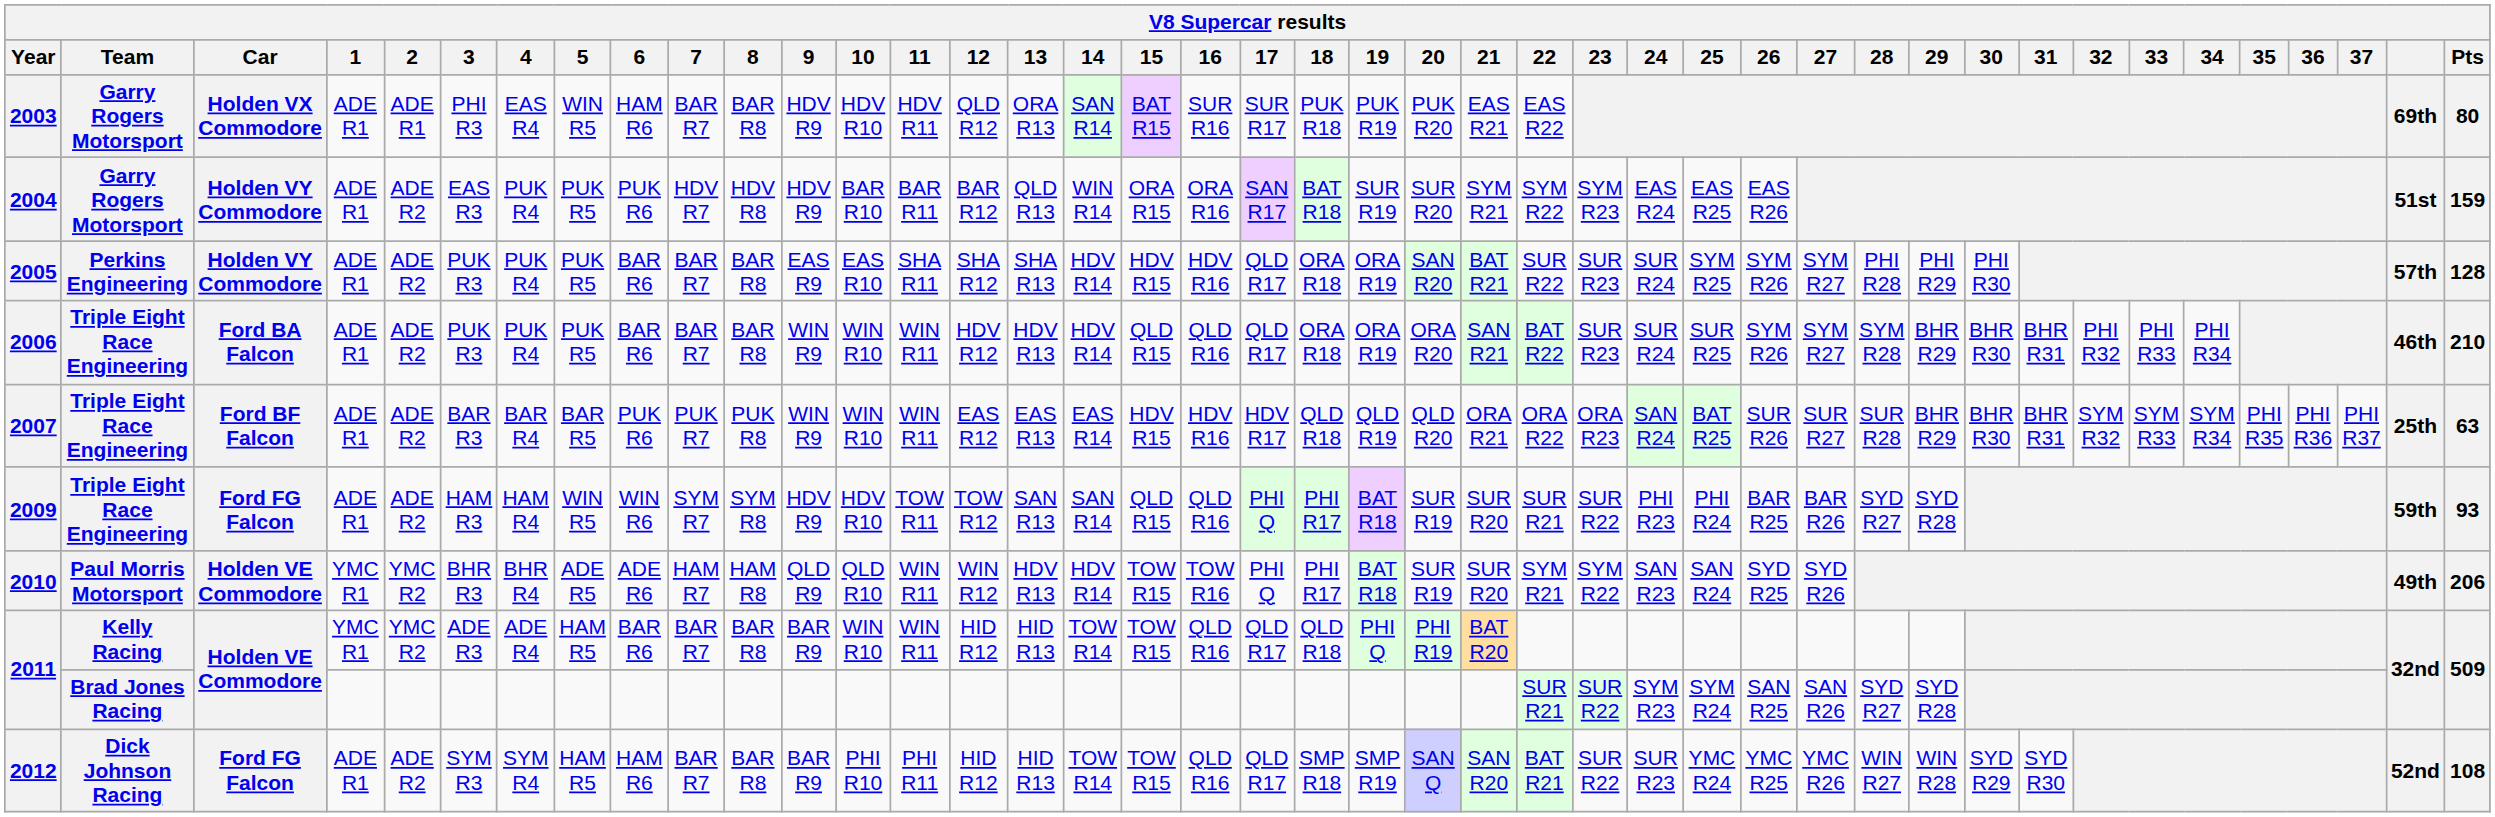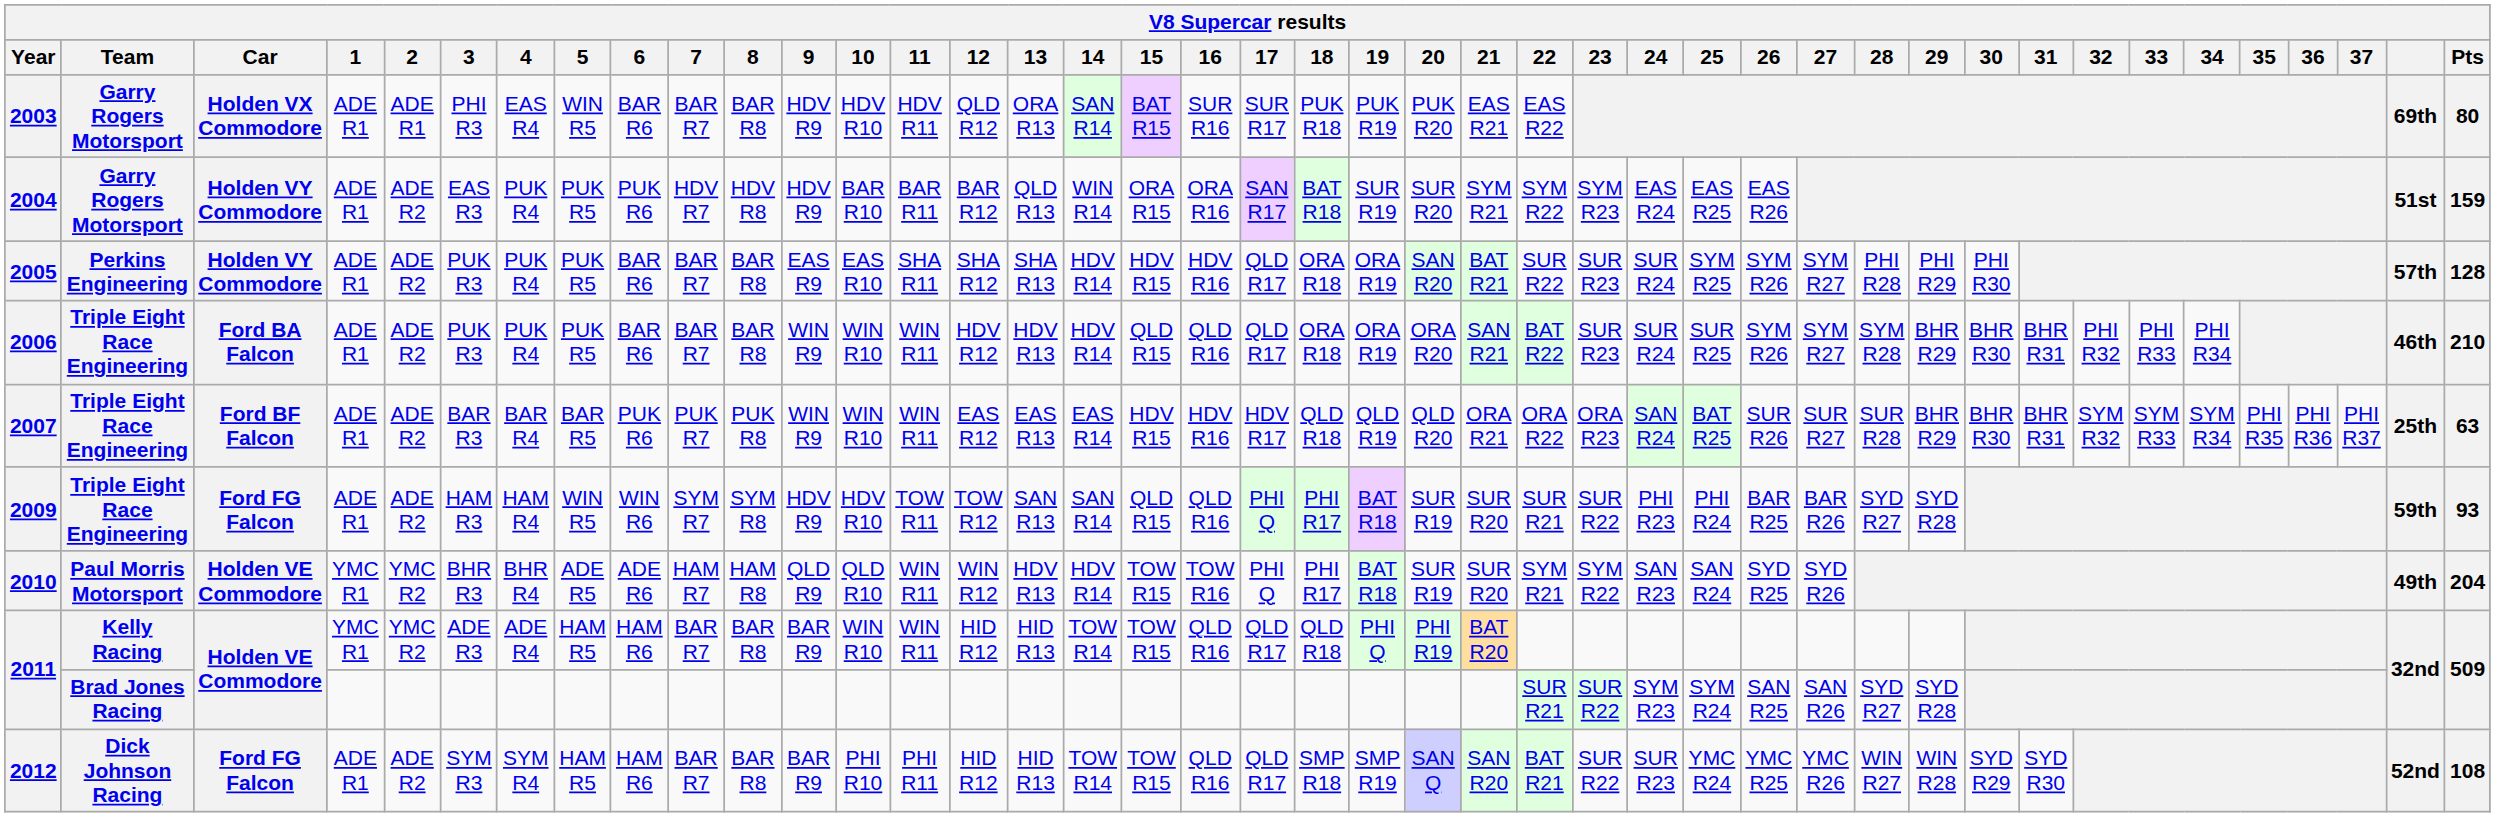(639, 116) HAM R6 -> (639, 116) BAR R6
(2468, 581) 206 -> (2468, 581) 204
(639, 640) BAR R6 -> (639, 640) HAM R6
